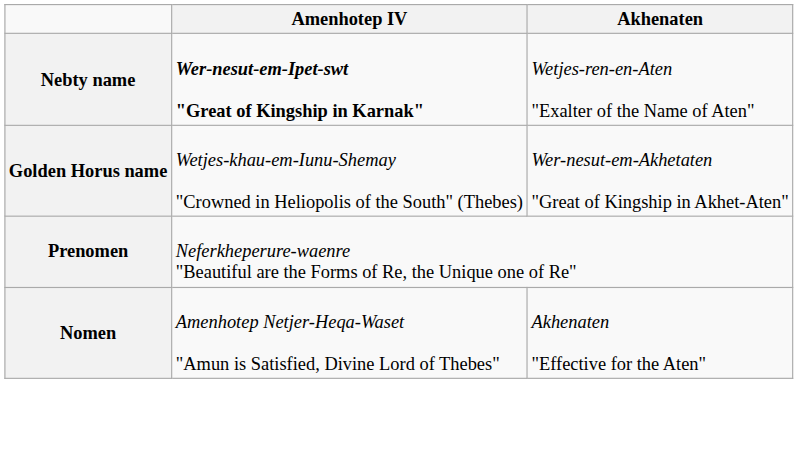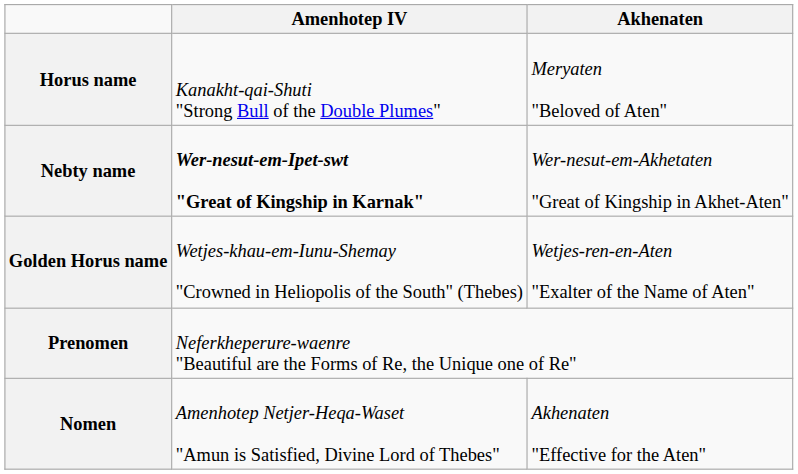+ row: (88, 79)
(643, 89) Wetjes-ren-en-Aten "Exalter of the Name of Aten" -> (660, 180) Wer-nesut-em-Akhetaten "Great of Kingship in Akhet-Aten"
(660, 180) Wer-nesut-em-Akhetaten "Great of Kingship in Akhet-Aten" -> (643, 272) Wetjes-ren-en-Aten "Exalter of the Name of Aten"
